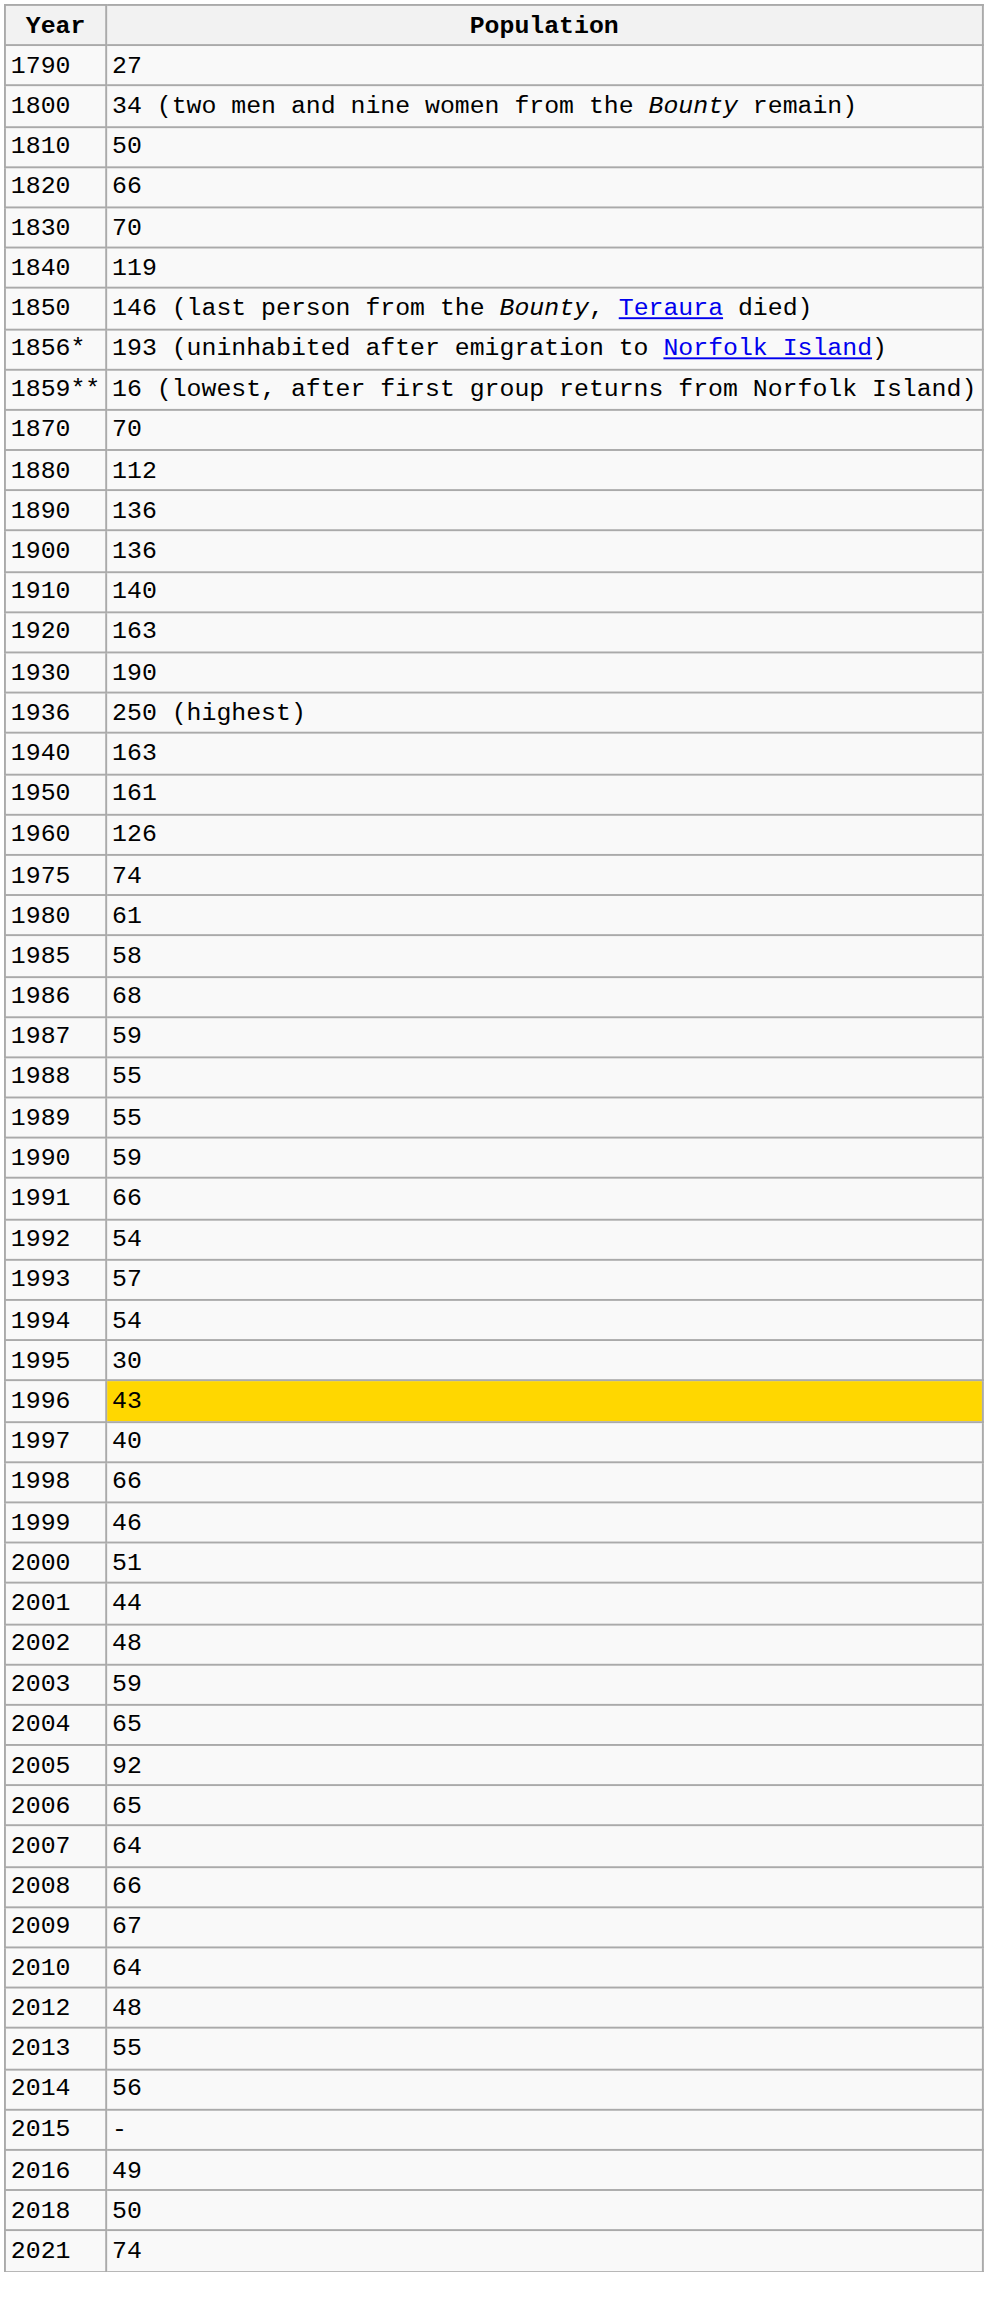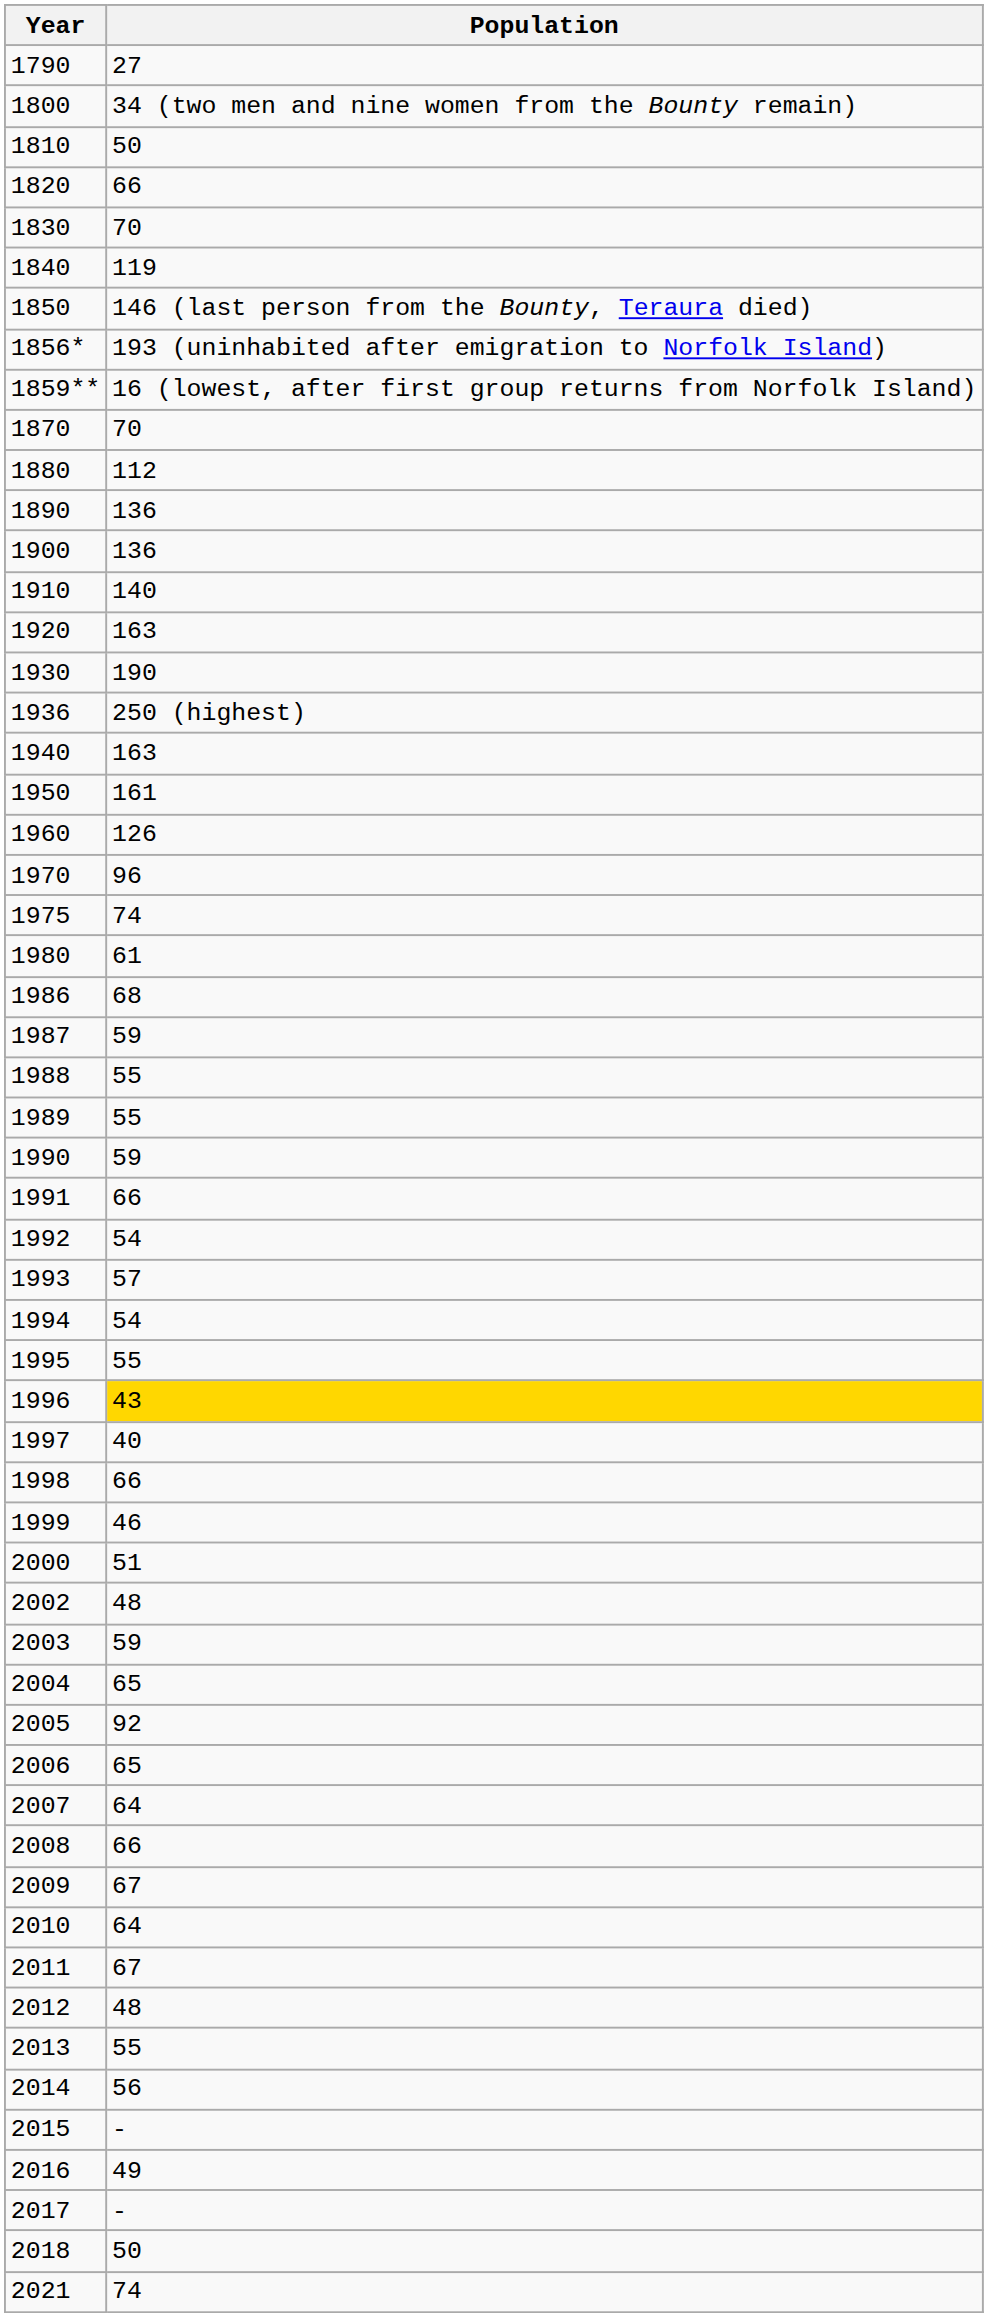+ row: (41, 875)
- row: (41, 956)
(127, 1361) 30 -> (127, 1361) 55
- row: (41, 1603)
+ row: (41, 1968)
+ row: (41, 2210)
